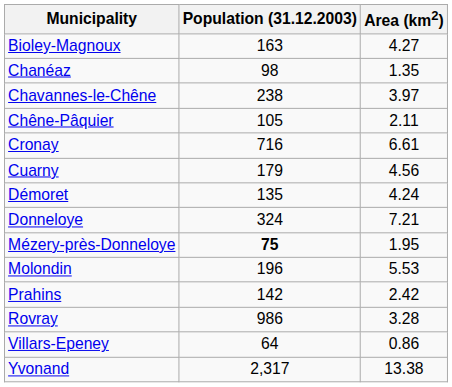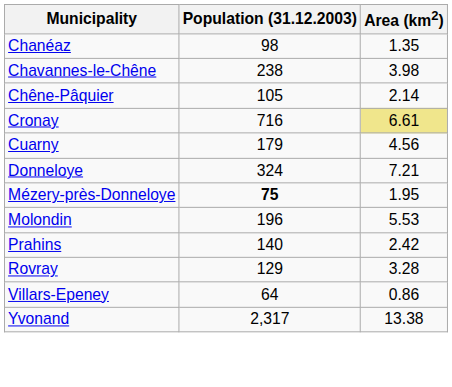- row: (64, 46)
(404, 95) 3.97 -> (404, 70) 3.98
(404, 120) 2.11 -> (404, 95) 2.14
(404, 145) no background -> (404, 120) khaki background
- row: (38, 195)
(270, 294) 142 -> (270, 244) 140
(270, 319) 986 -> (270, 269) 129
